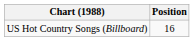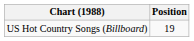(169, 28) 16 -> (169, 28) 19
